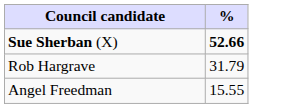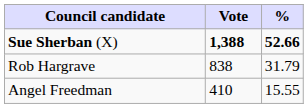+ column: (233, 16)
